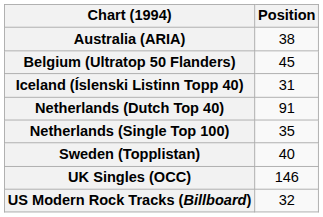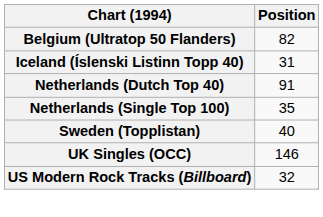- row: (130, 39)
(287, 62) 45 -> (287, 39) 82
